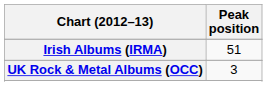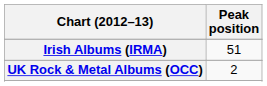(234, 70) 3 -> (234, 70) 2
